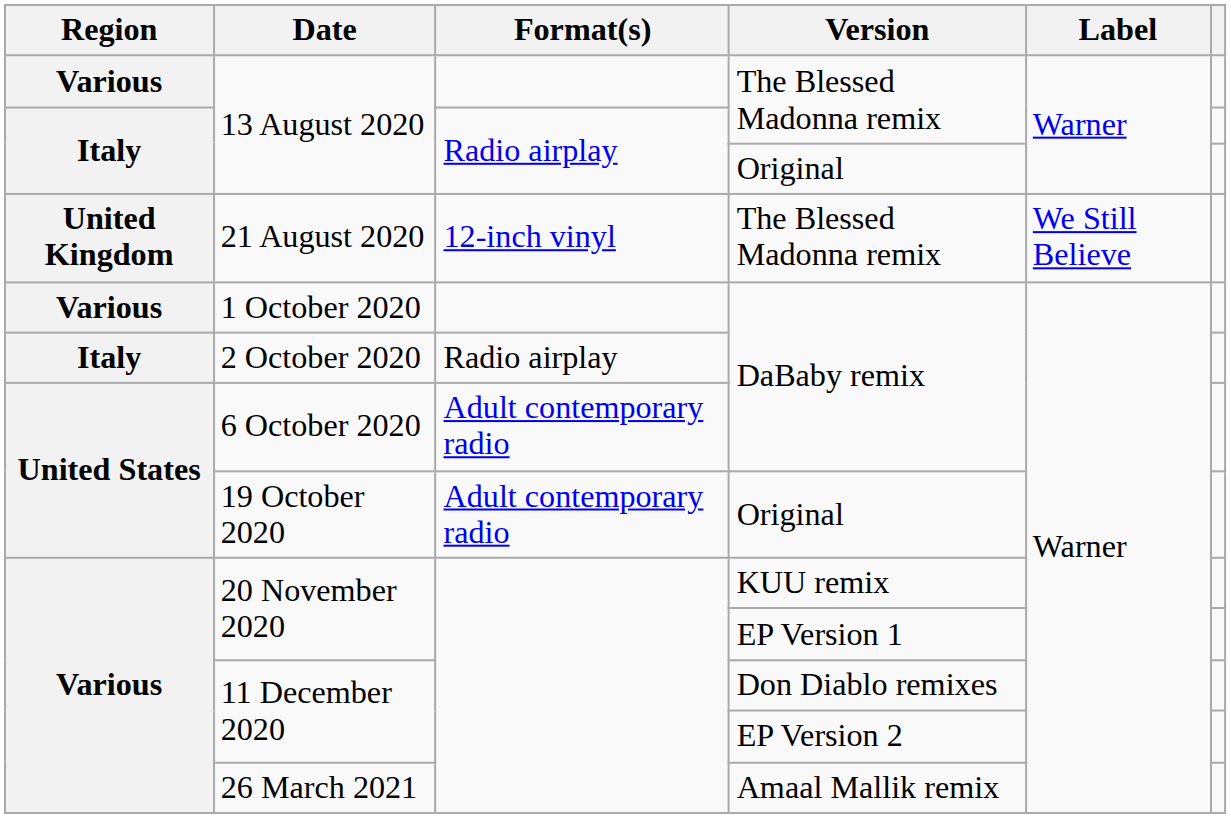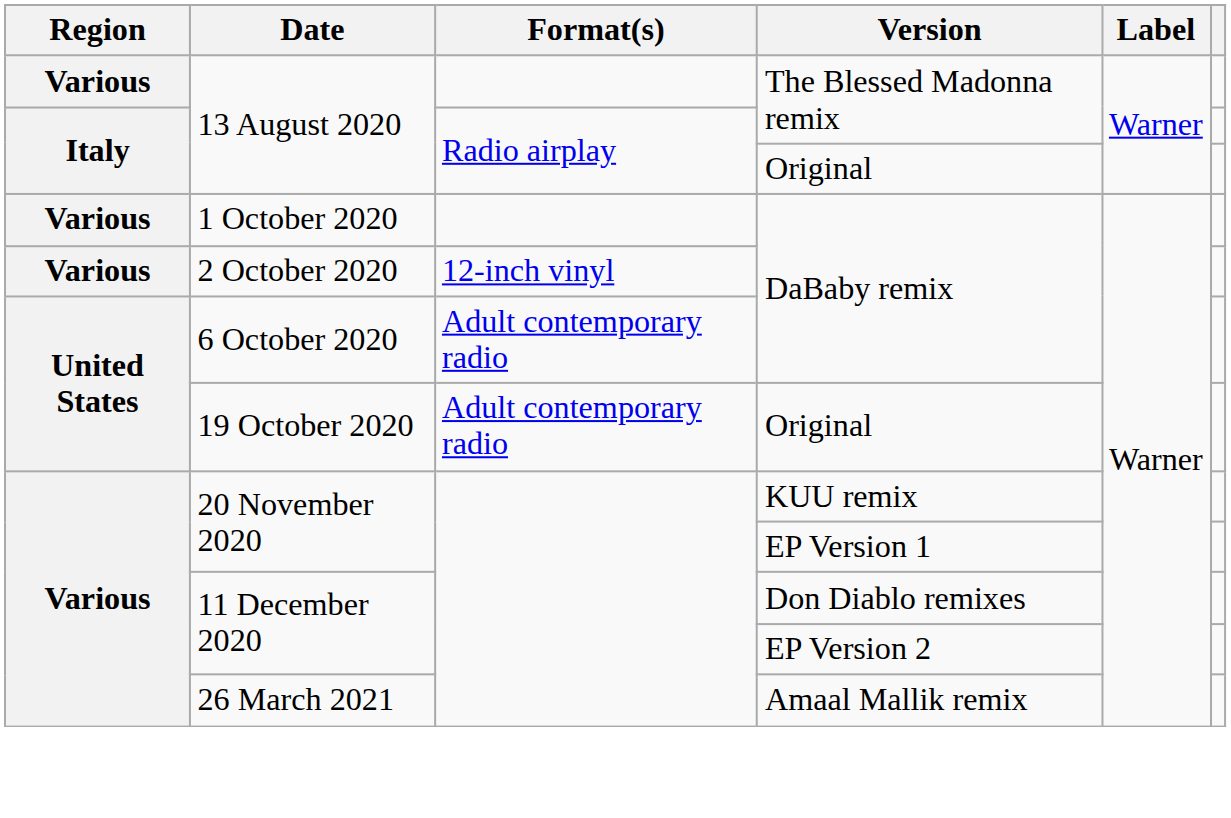- row: (323, 237)
(109, 357) Italy -> (98, 270) Various
(531, 357) Radio airplay -> (528, 270) 12-inch vinyl
